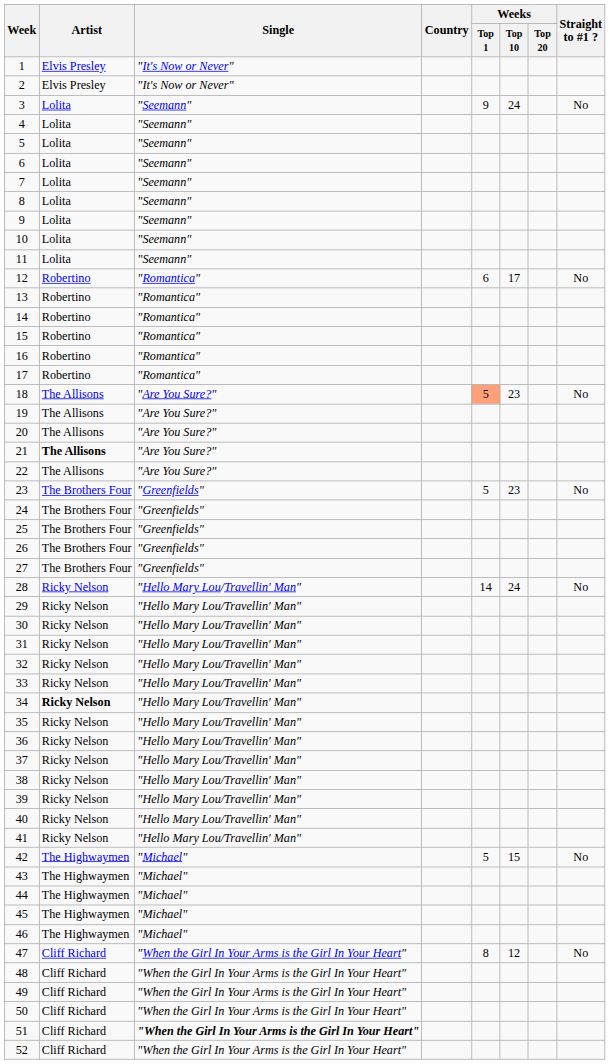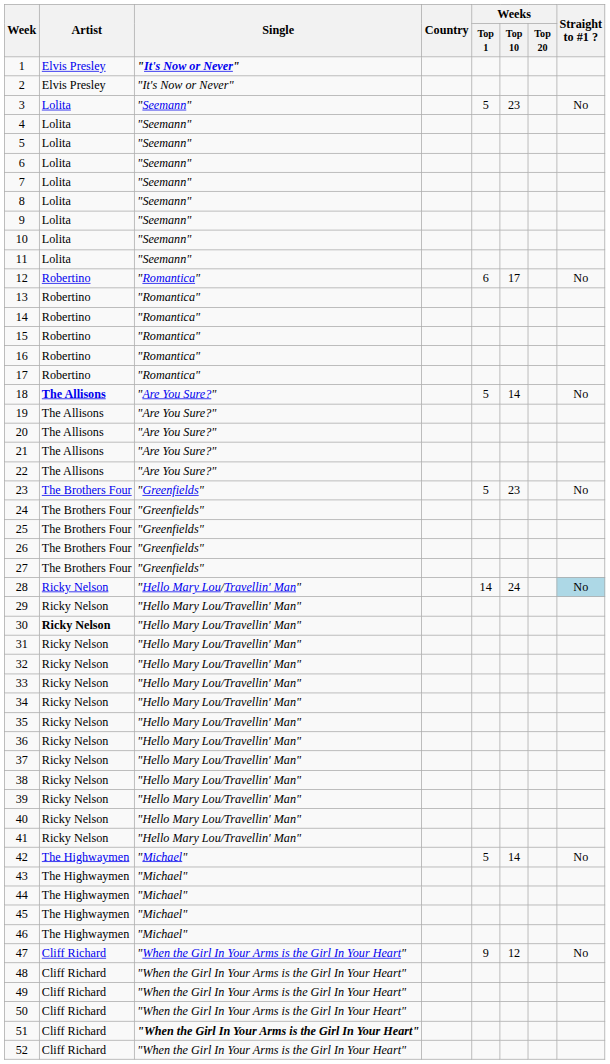(185, 66) normal -> (188, 66) bold
(486, 104) 9 -> (486, 104) 5
(514, 104) 24 -> (514, 104) 23
(73, 394) normal -> (74, 394) bold
(486, 394) lightsalmon background -> (486, 394) no background
(514, 394) 23 -> (514, 394) 14
(74, 452) bold -> (73, 452) normal
(581, 587) no background -> (581, 587) lightblue background
(75, 625) normal -> (76, 625) bold
(76, 702) bold -> (75, 702) normal
(514, 857) 15 -> (514, 857) 14
(486, 953) 8 -> (486, 953) 9
